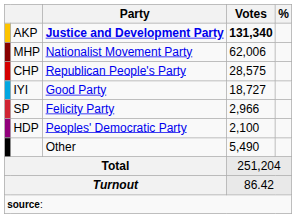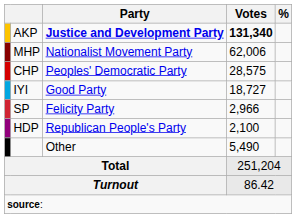(116, 71) Republican People's Party -> (116, 71) Peoples' Democratic Party
(116, 128) Peoples' Democratic Party -> (116, 128) Republican People's Party
